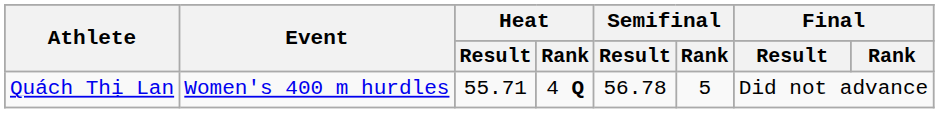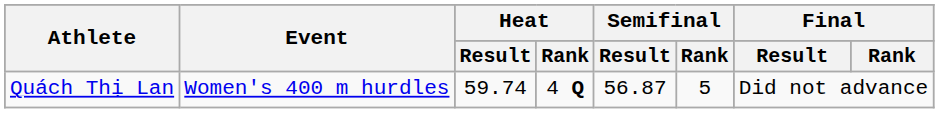(495, 89) 55.71 -> (495, 89) 59.74
(635, 89) 56.78 -> (635, 89) 56.87
